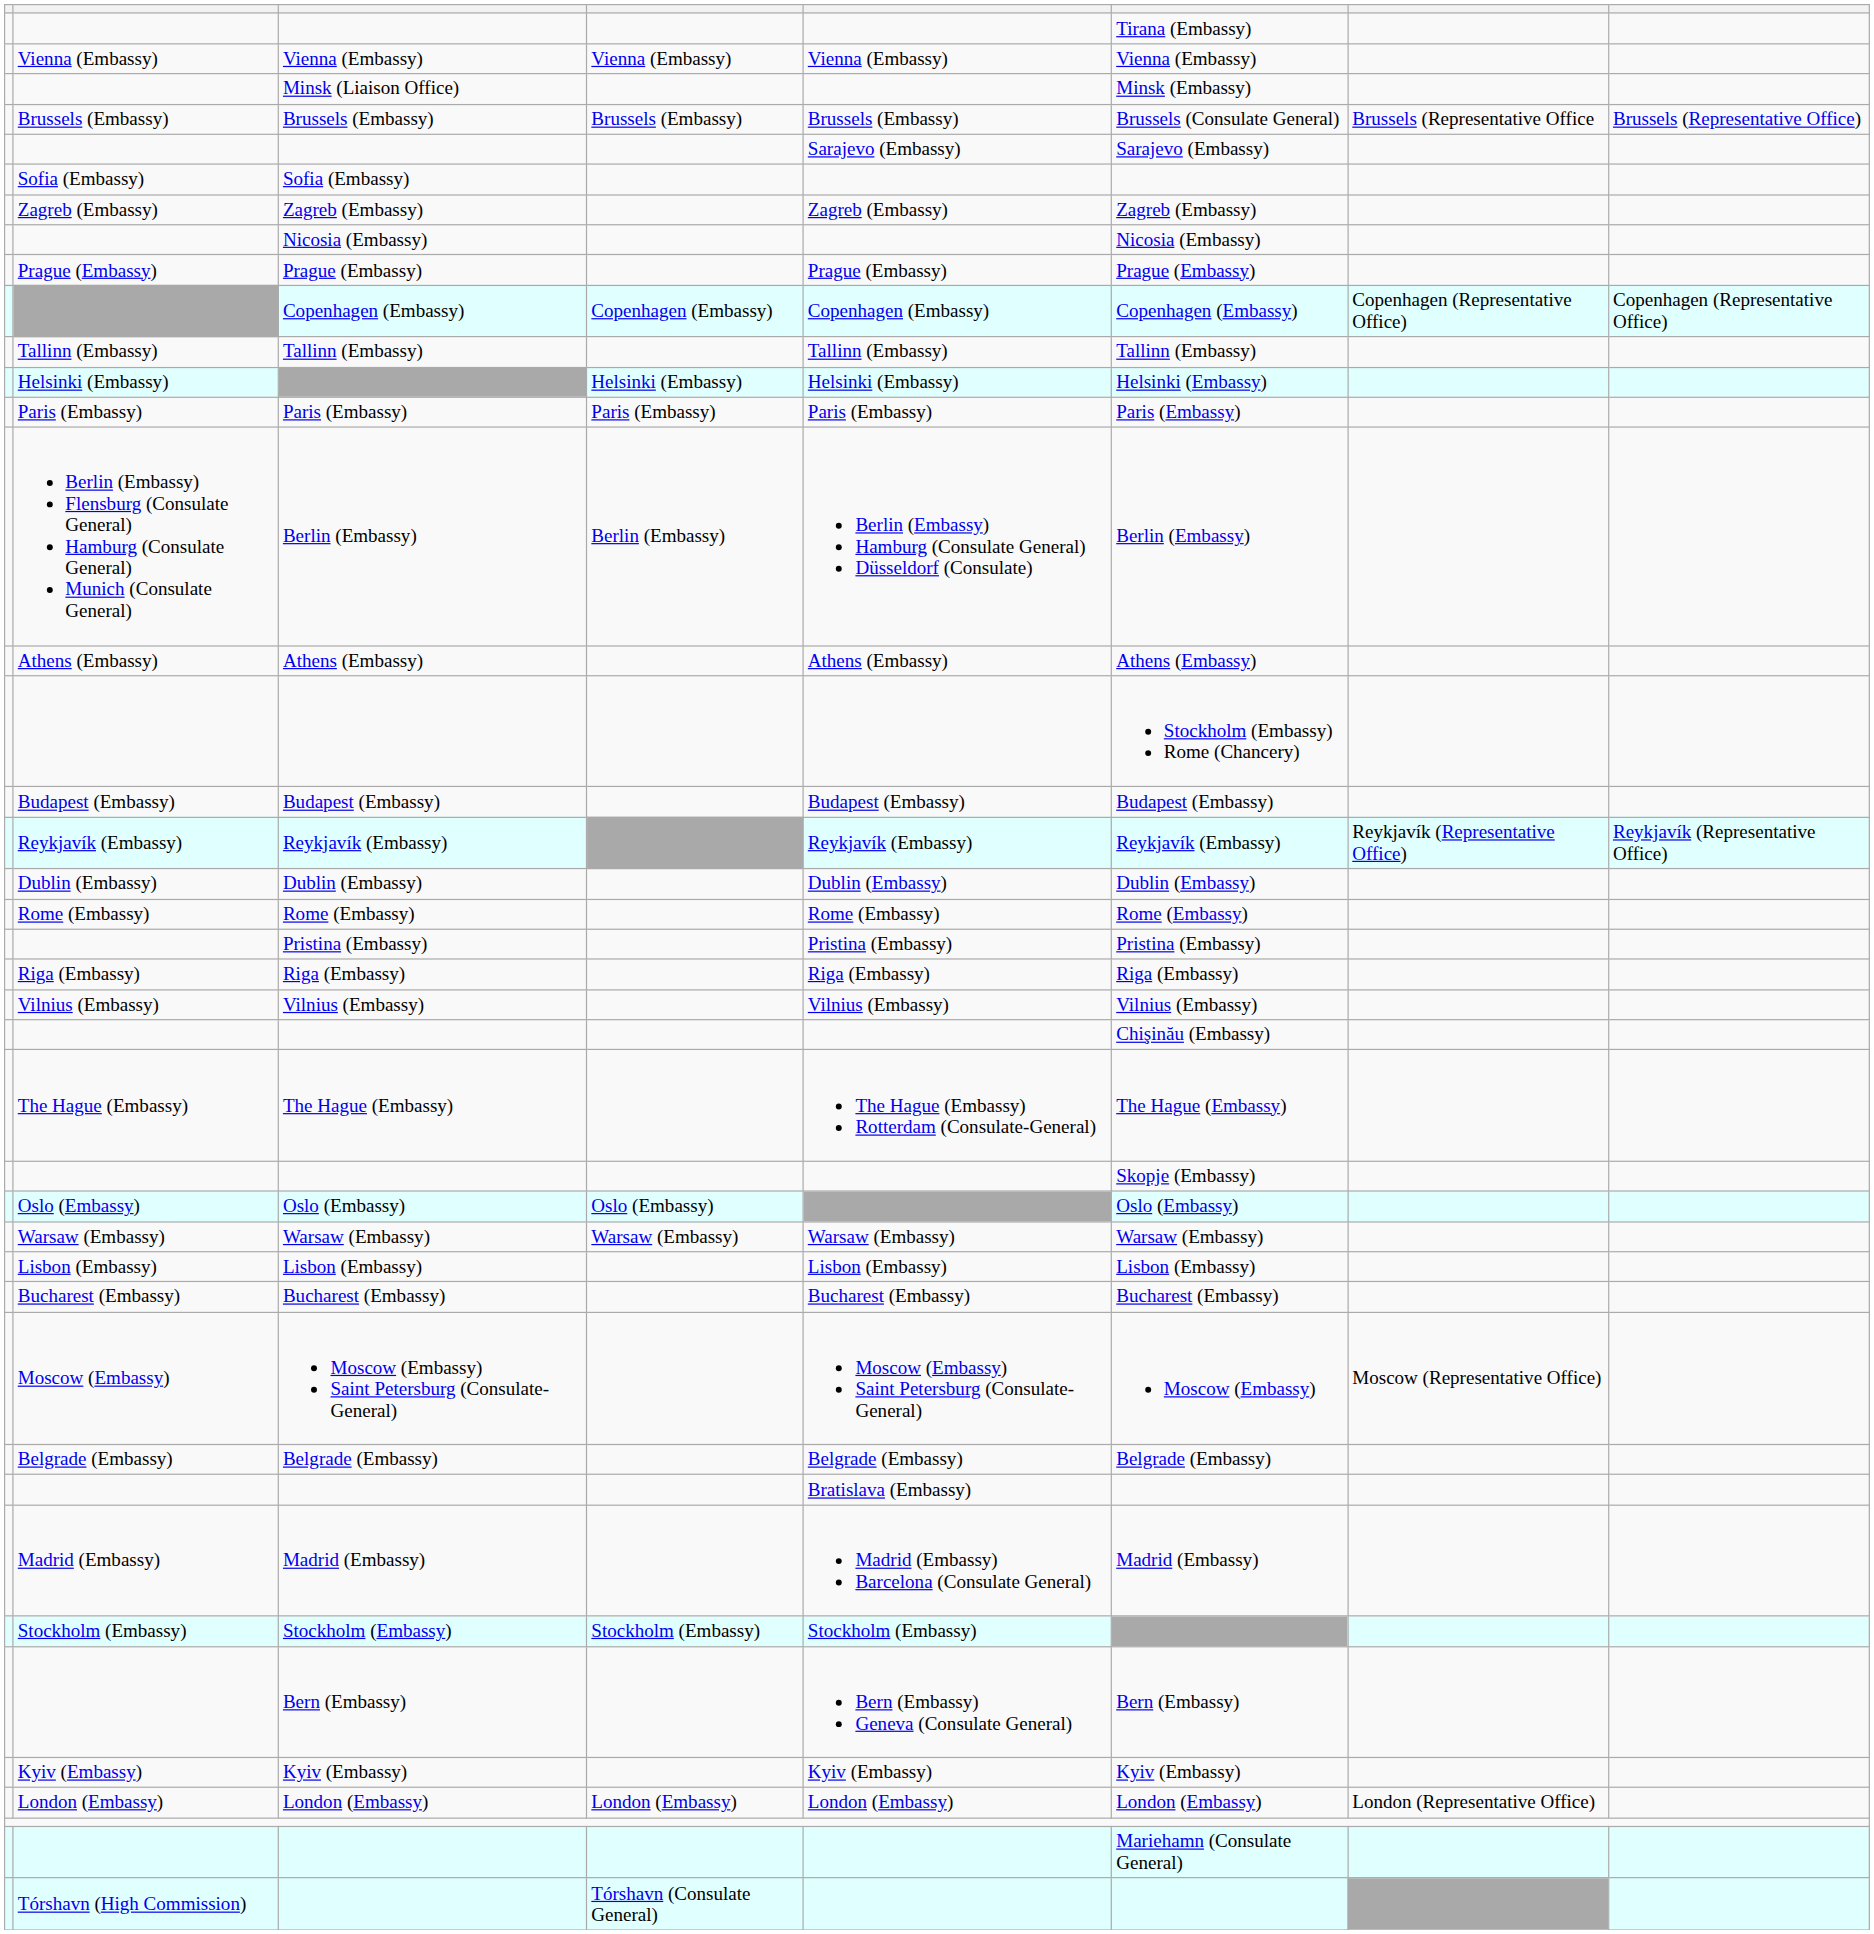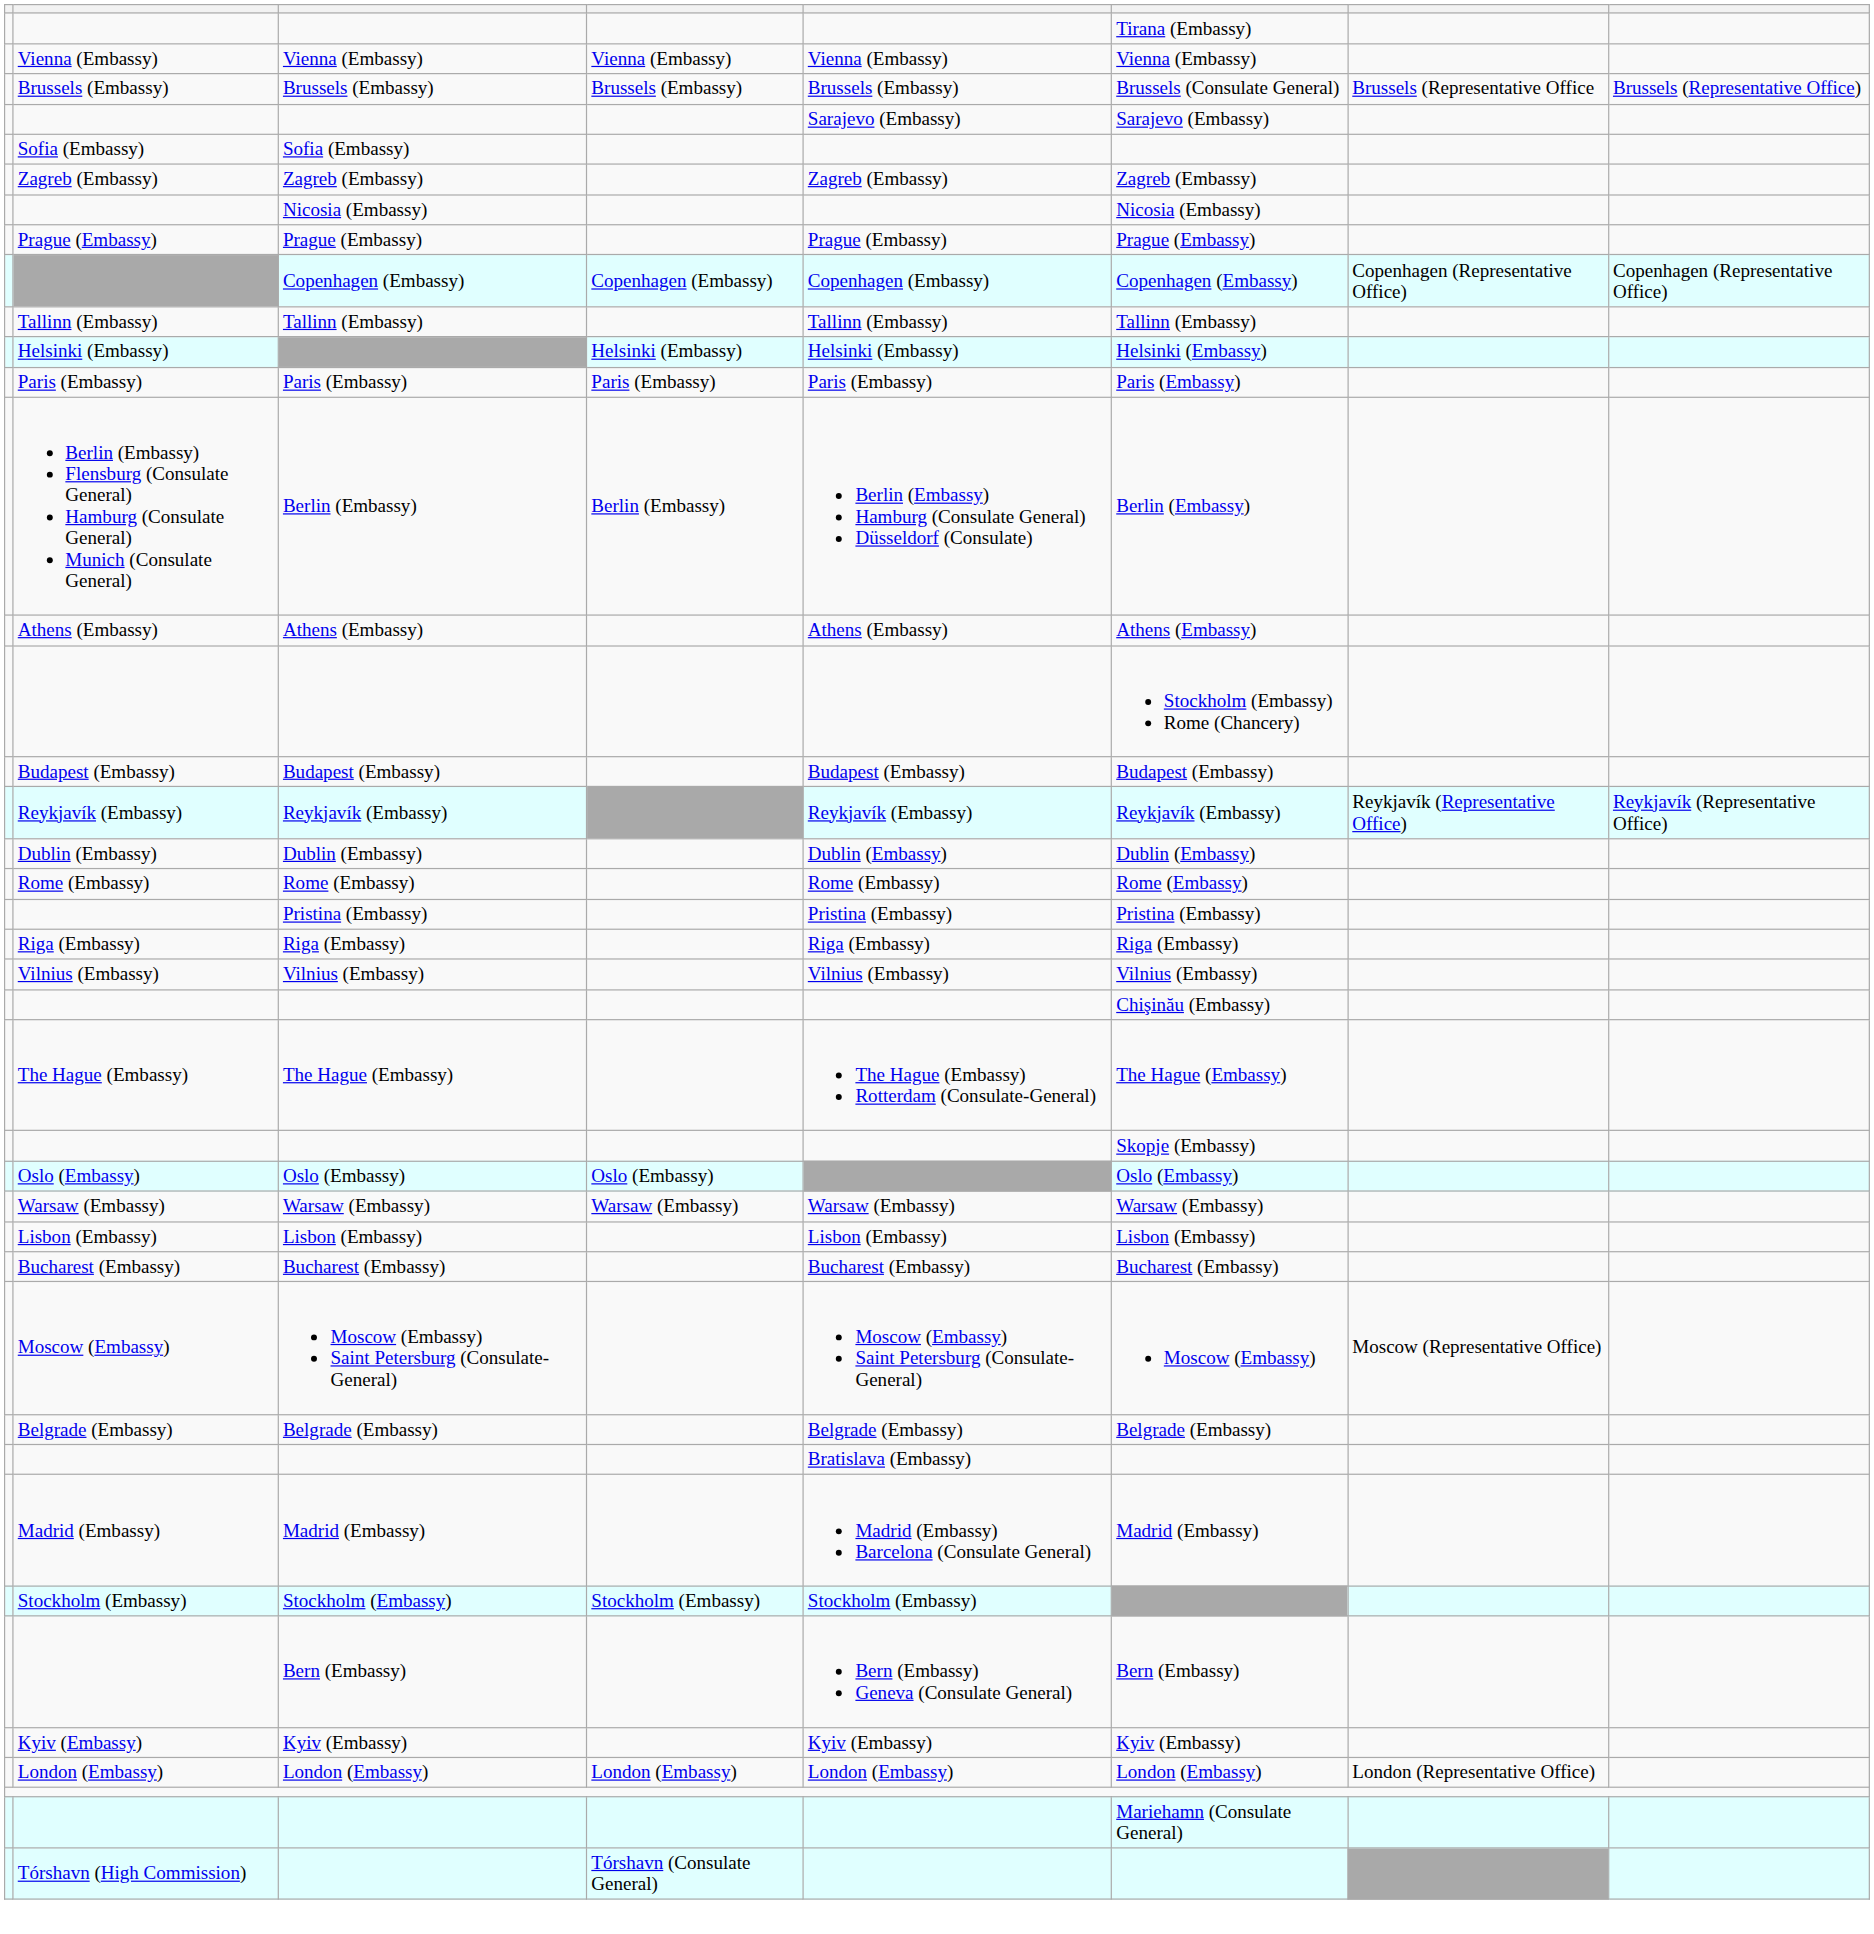- row: (146, 89)
